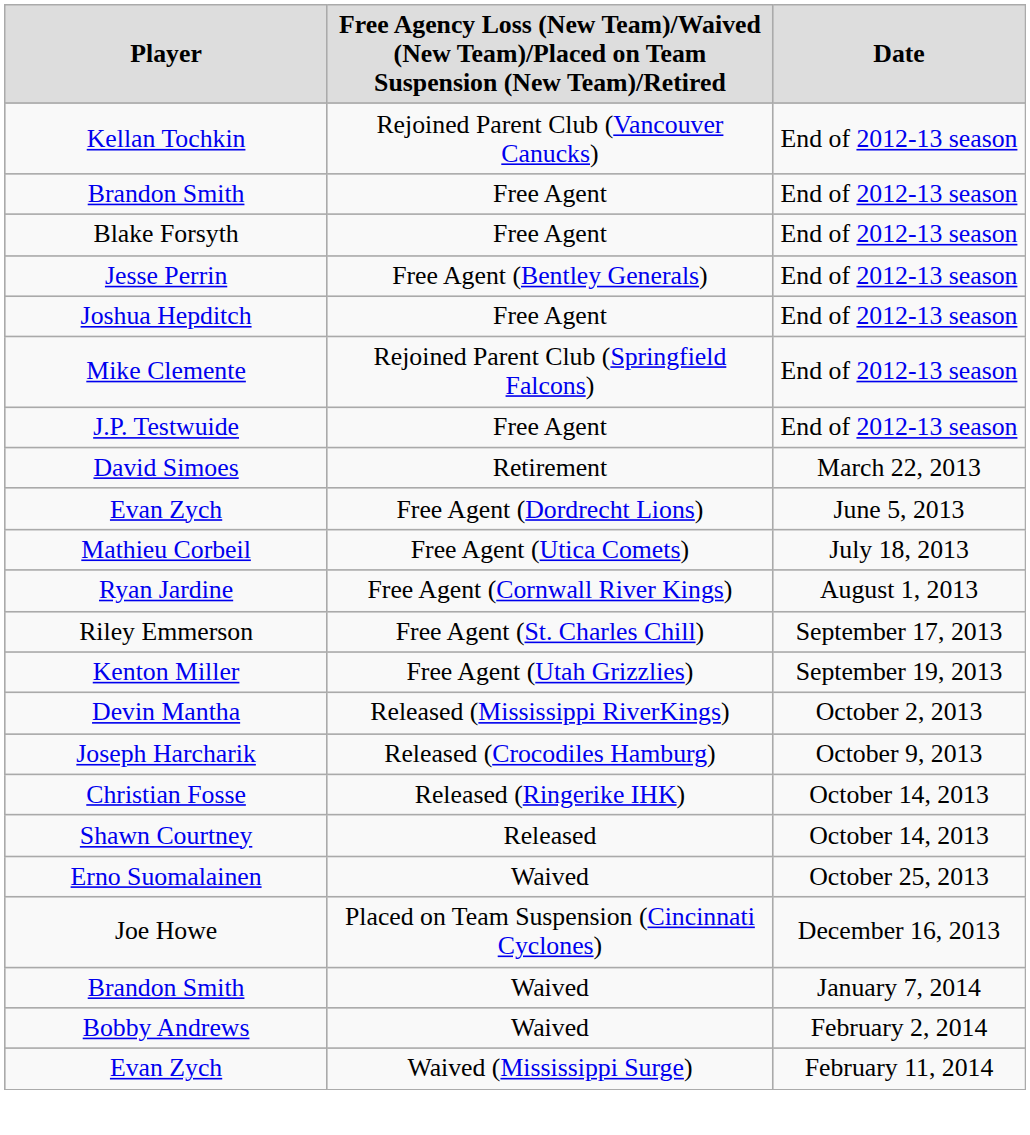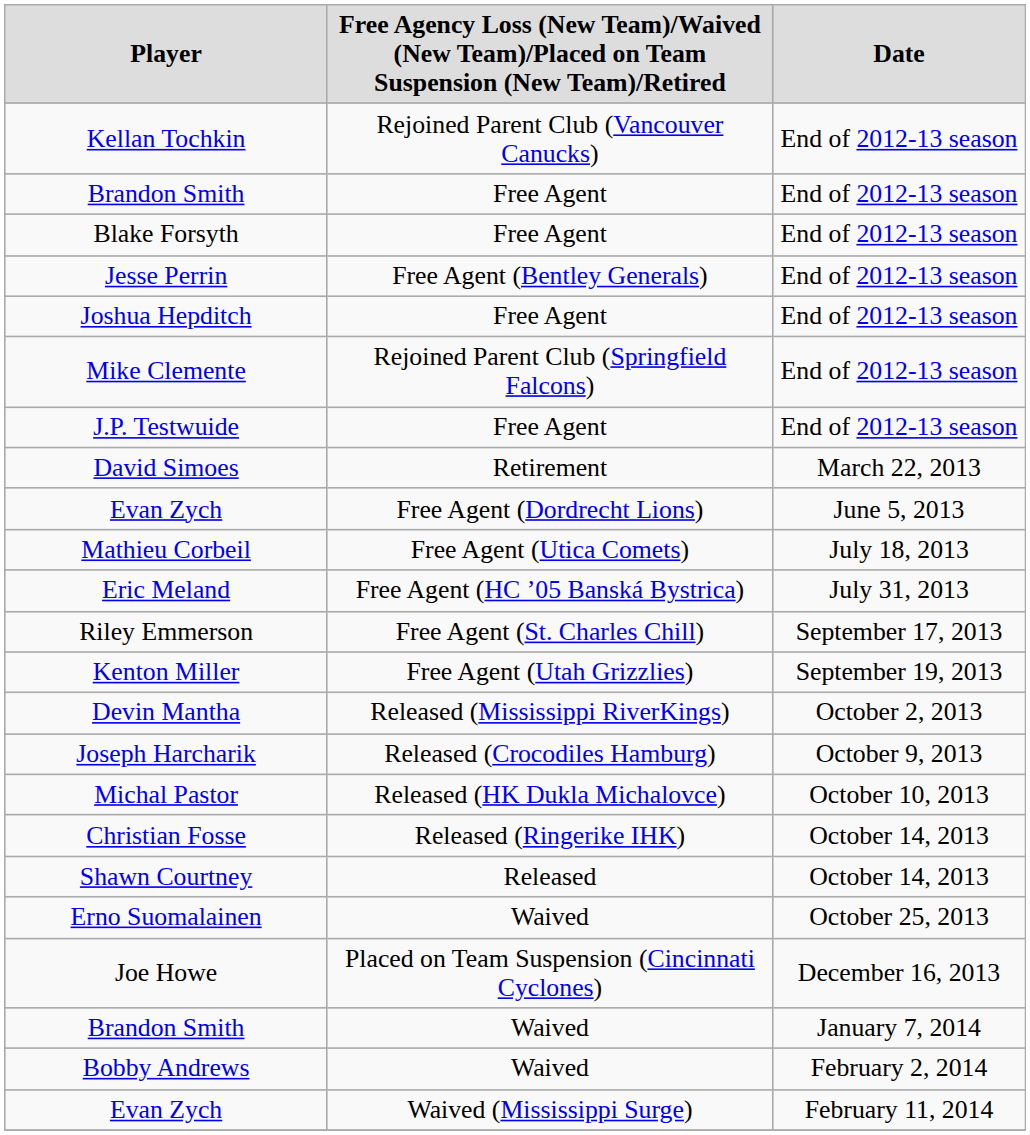+ row: (166, 590)
- row: (166, 590)
+ row: (166, 794)
